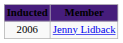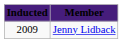(27, 30) 2006 -> (27, 30) 2009
